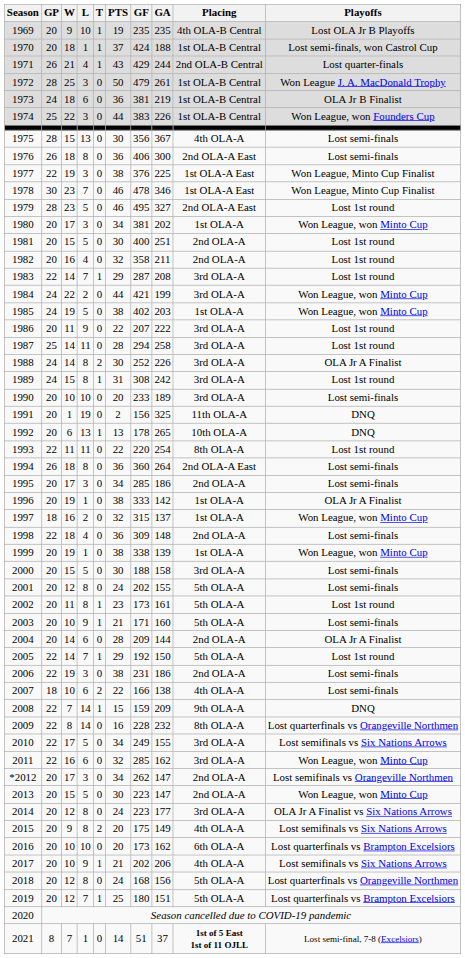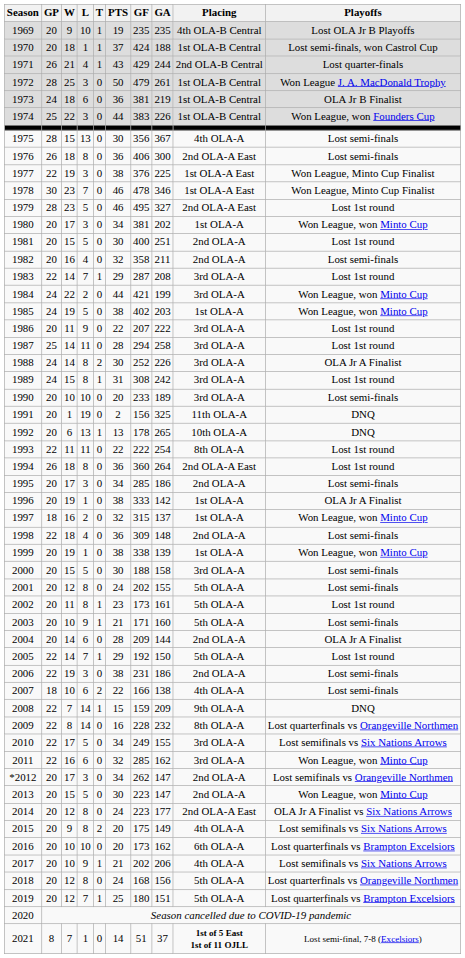(363, 259) Lost 1st round -> (363, 259) Lost semi-finals
(141, 449) 220 -> (141, 449) 222
(363, 466) Lost semi-finals -> (363, 466) Lost 1st round
(219, 811) 3rd OLA-A -> (219, 811) 2nd OLA-A East
